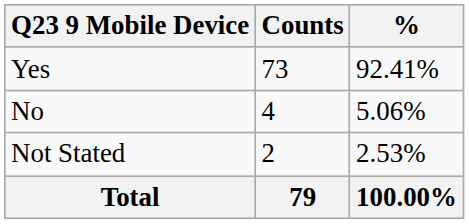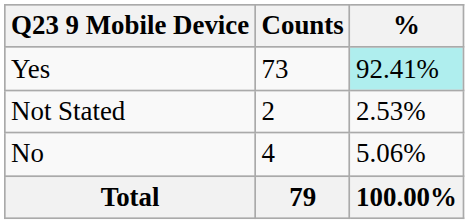(398, 68) no background -> (398, 68) paleturquoise background
rows swapped: (27, 111) <-> (68, 153)
